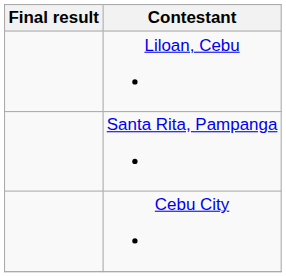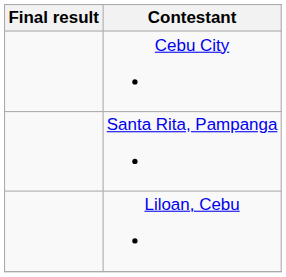rows swapped: (192, 223) <-> (192, 63)
